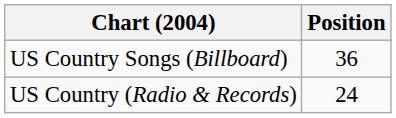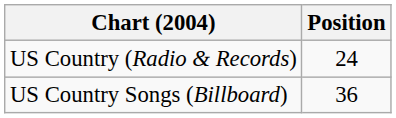rows swapped: (149, 58) <-> (153, 94)
